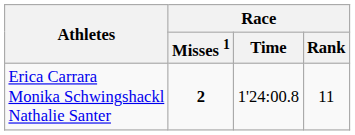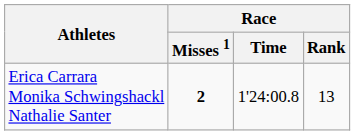(326, 97) 11 -> (326, 97) 13
